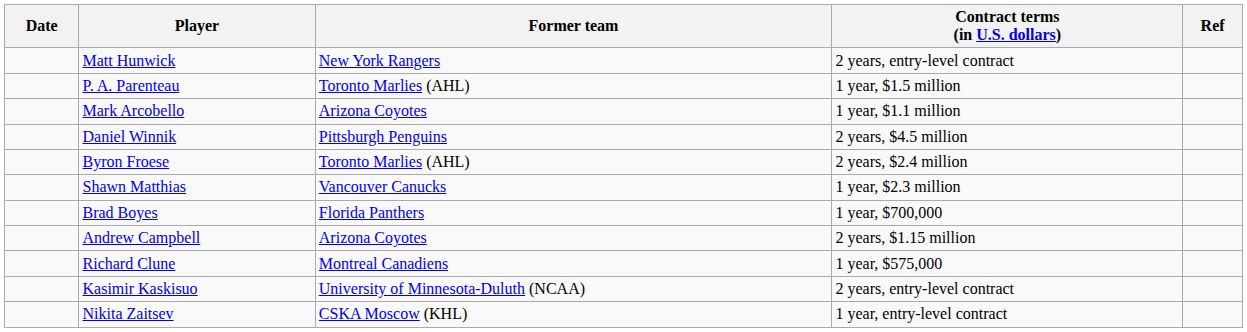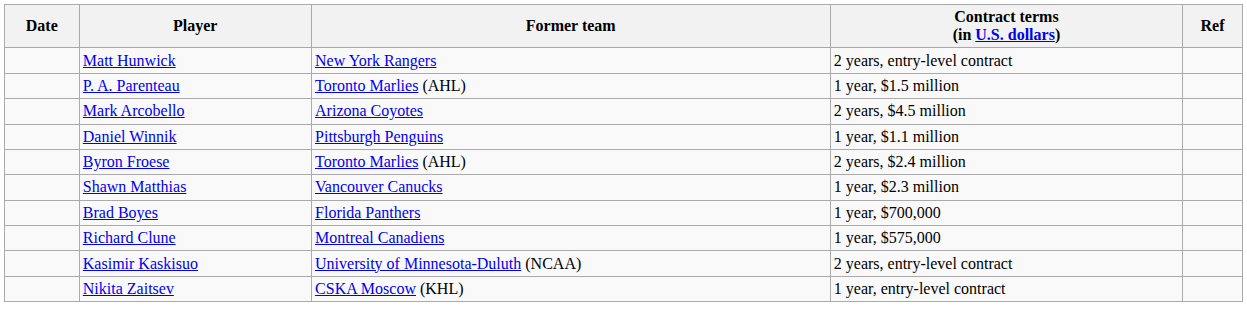(898, 111) 1 year, $1.1 million -> (900, 111) 2 years, $4.5 million
(901, 136) 2 years, $4.5 million -> (896, 136) 1 year, $1.1 million
- row: (141, 238)
